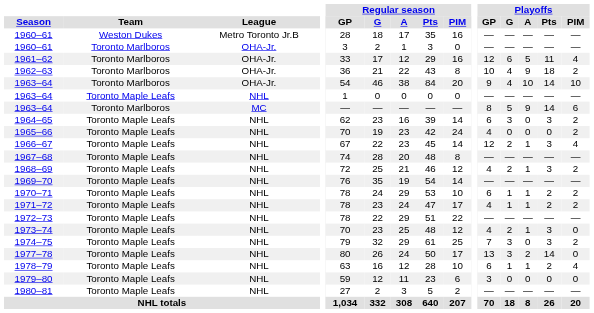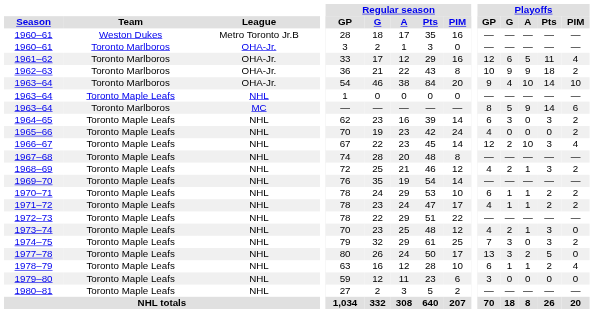(510, 71) 4 -> (510, 71) 9
(528, 144) 1 -> (528, 144) 10
(549, 254) 14 -> (549, 254) 5
